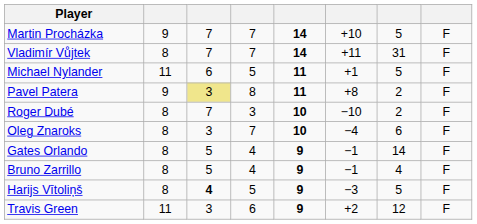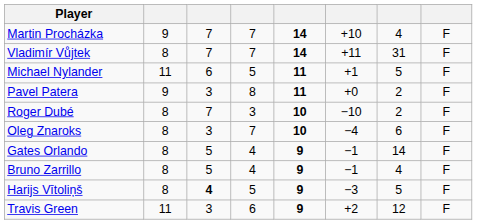(399, 33) 5 -> (399, 33) 4
(209, 92) khaki background -> (209, 92) no background
(351, 92) +8 -> (351, 92) +0
